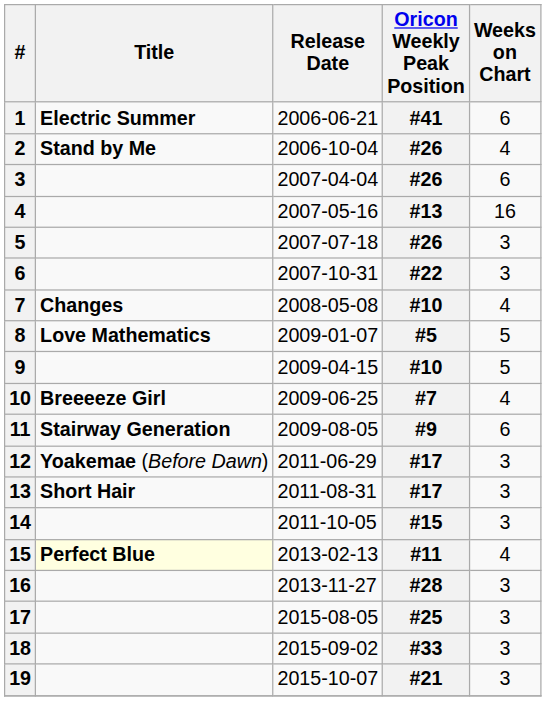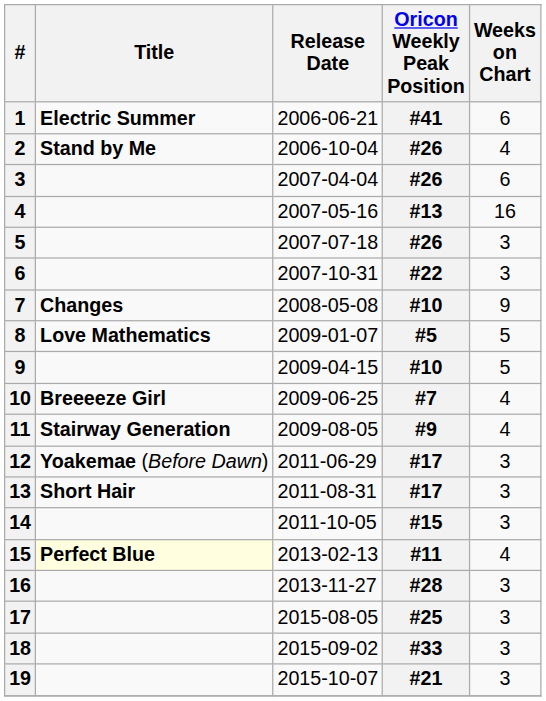(505, 305) 4 -> (505, 305) 9
(505, 429) 6 -> (505, 429) 4
